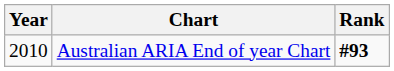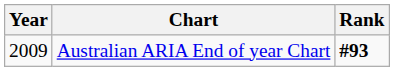(28, 50) 2010 -> (28, 50) 2009
